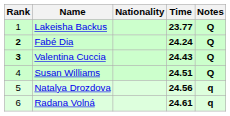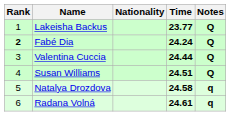(18, 57) bold -> (18, 57) normal
(181, 57) 24.43 -> (181, 57) 24.44
(181, 88) 24.56 -> (181, 88) 24.58
